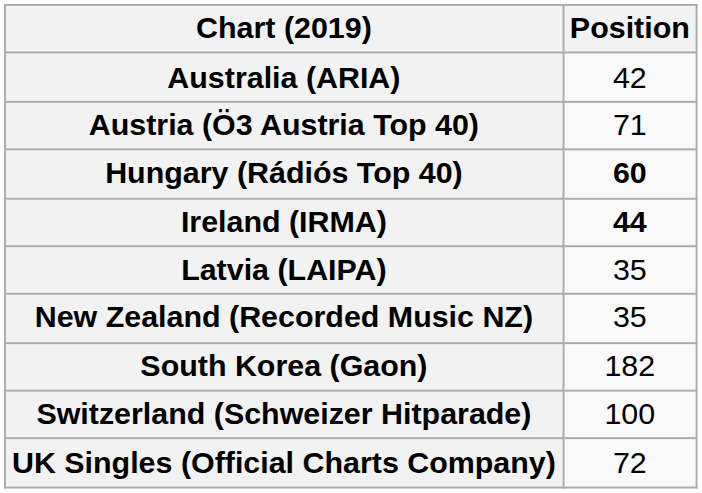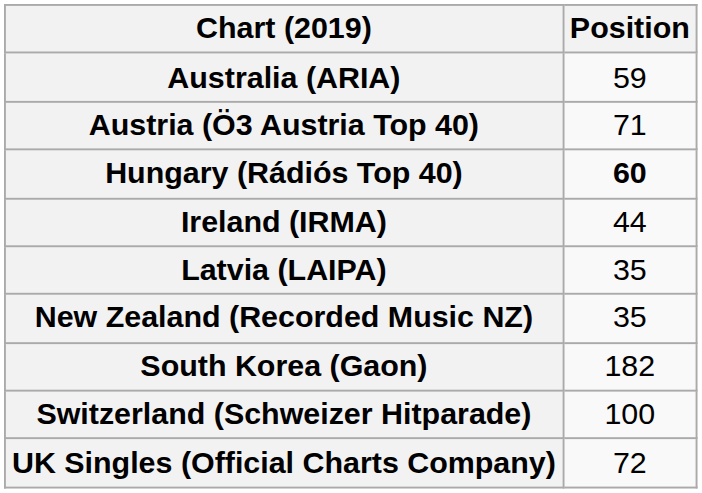(630, 76) 42 -> (630, 76) 59
(630, 221) bold -> (630, 221) normal
